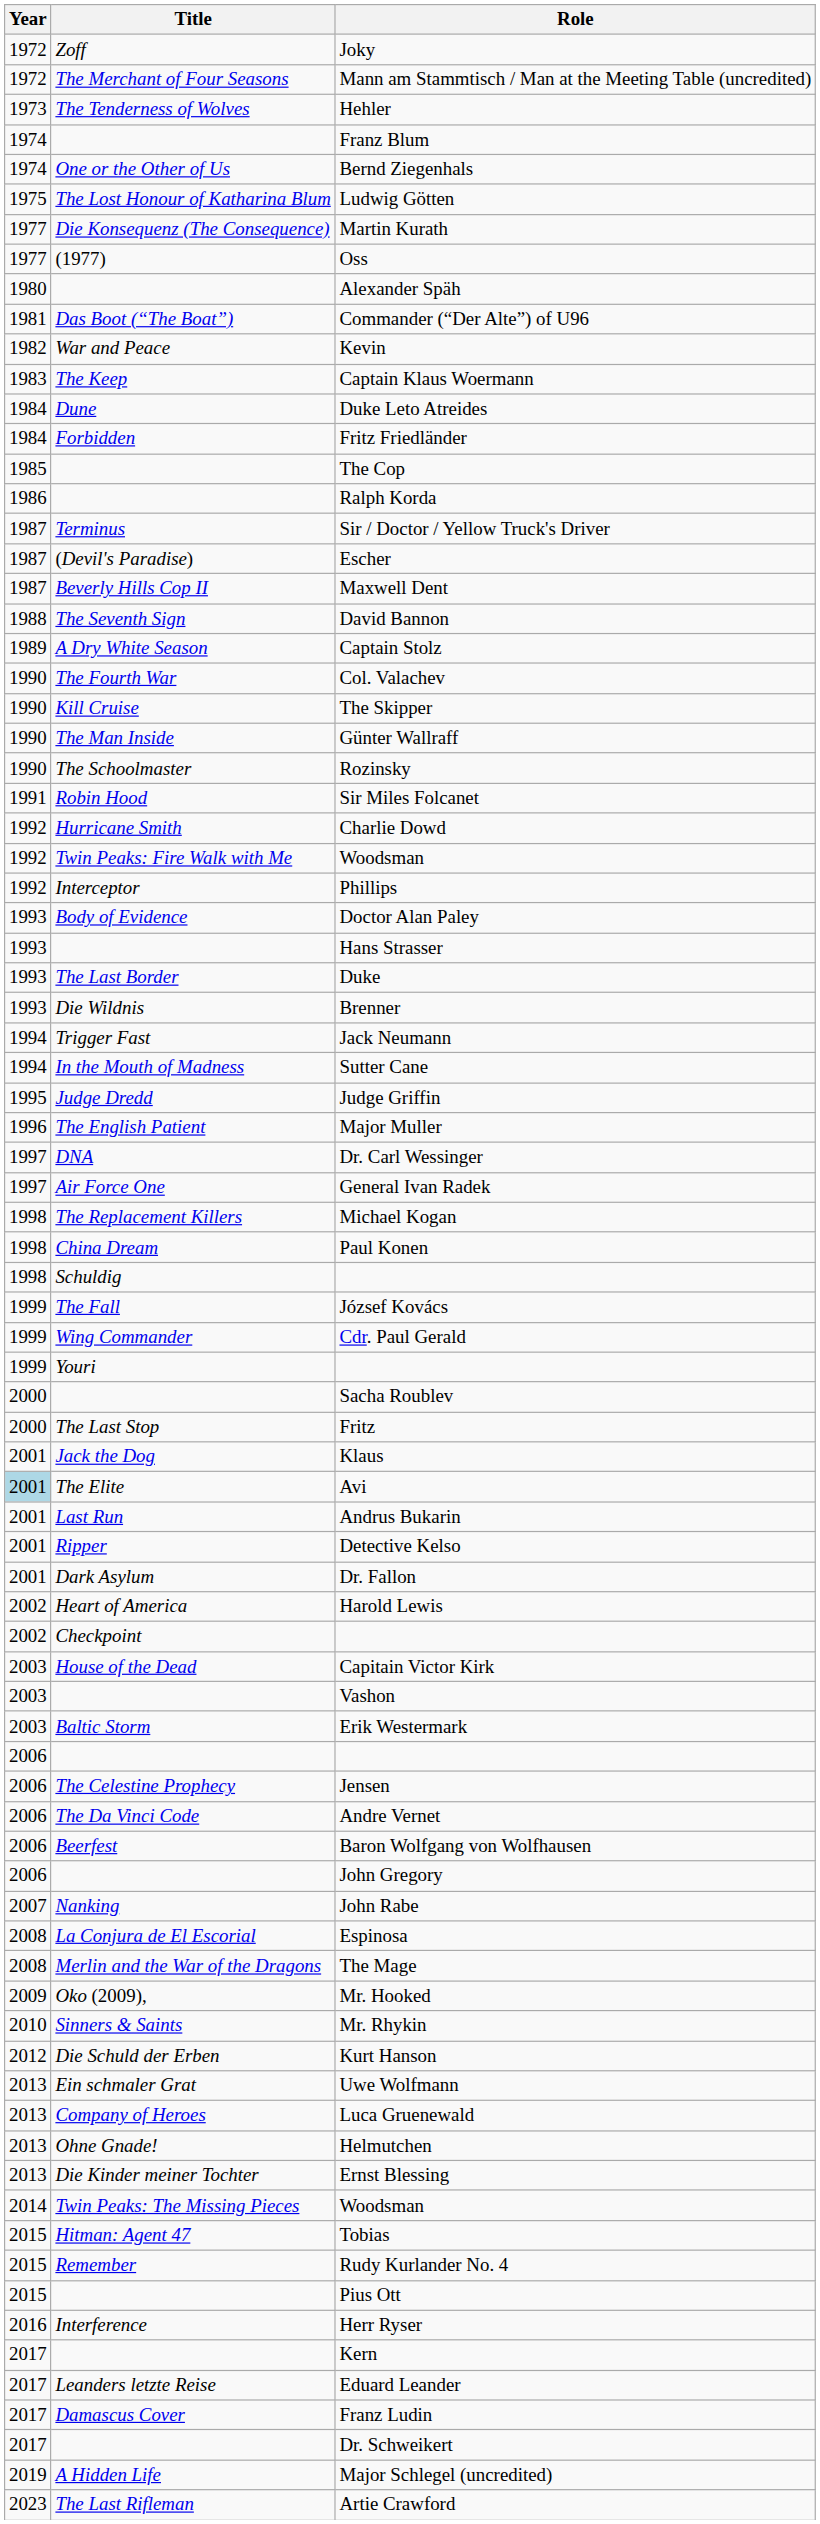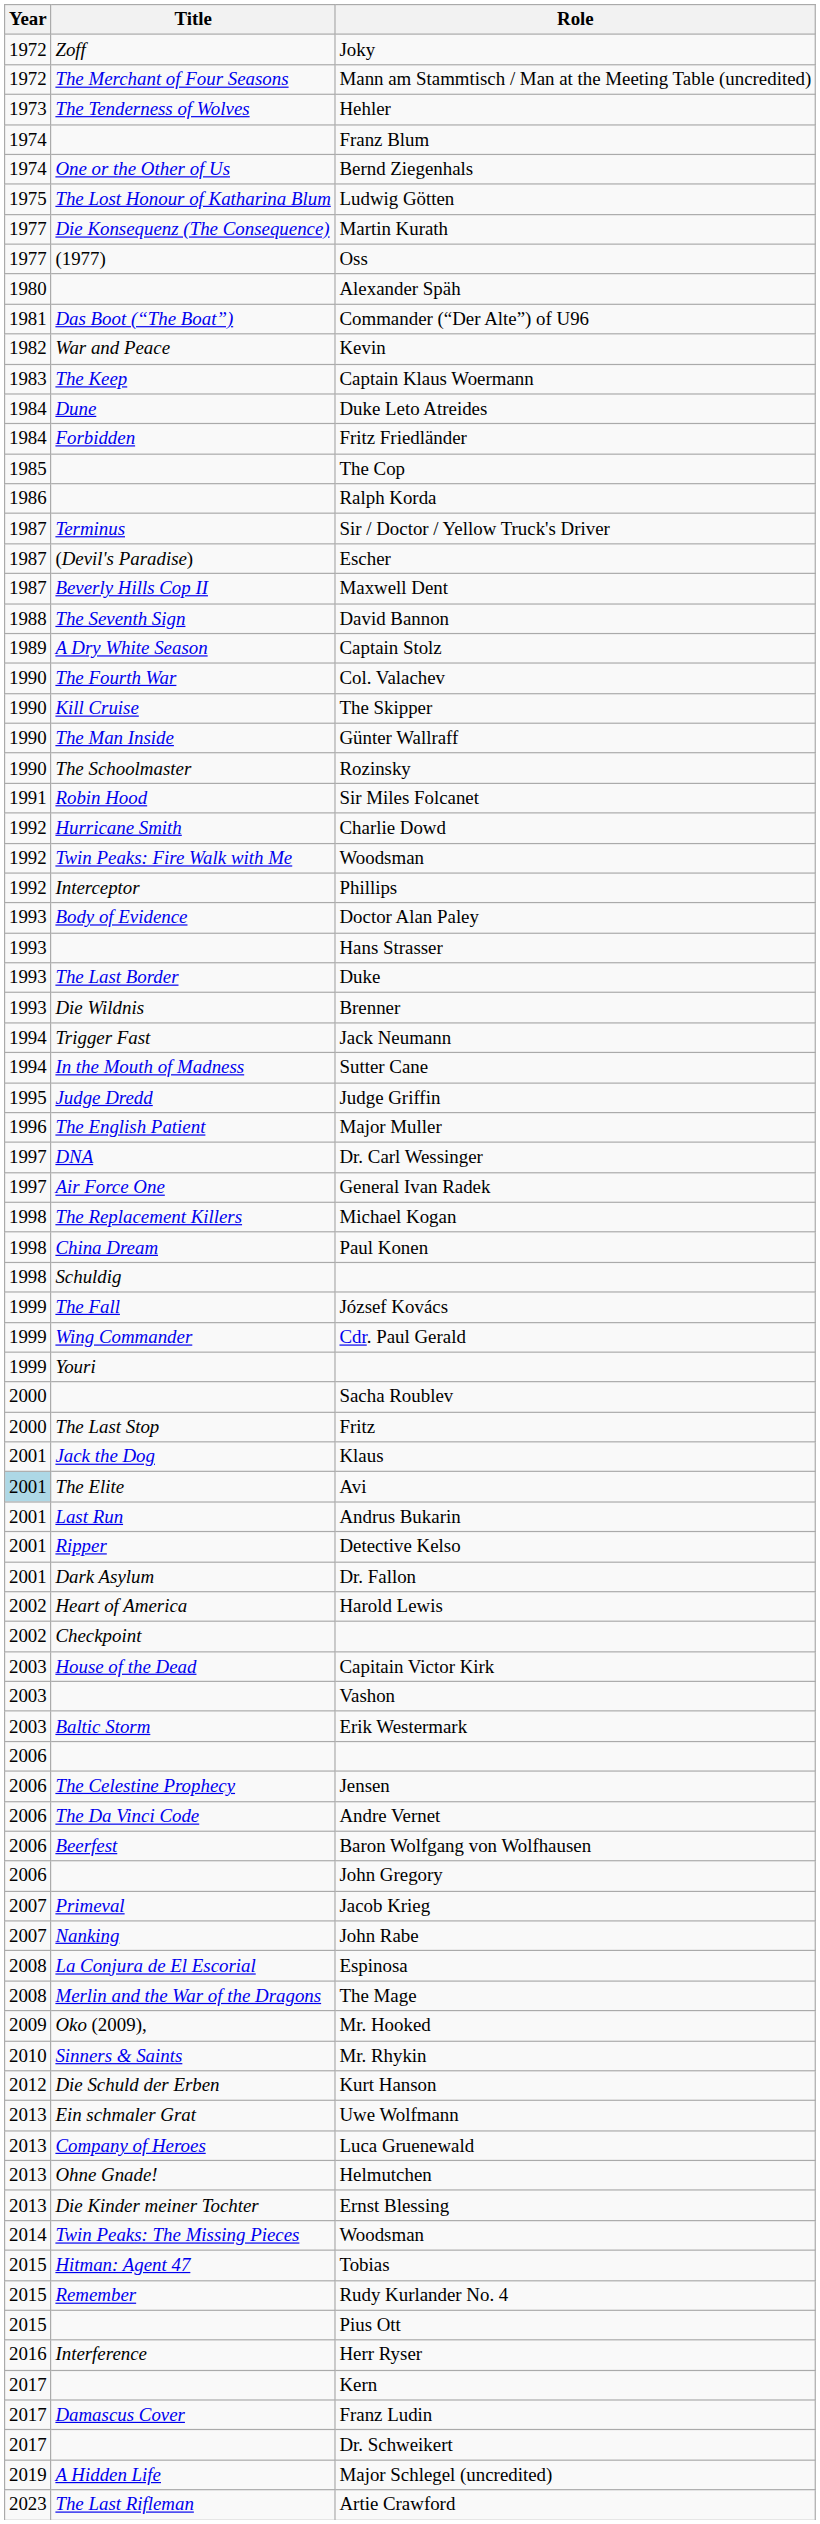+ row: (90, 1905)
- row: (136, 2384)
